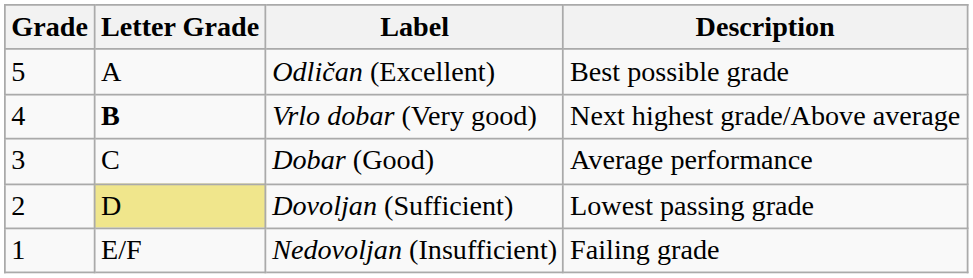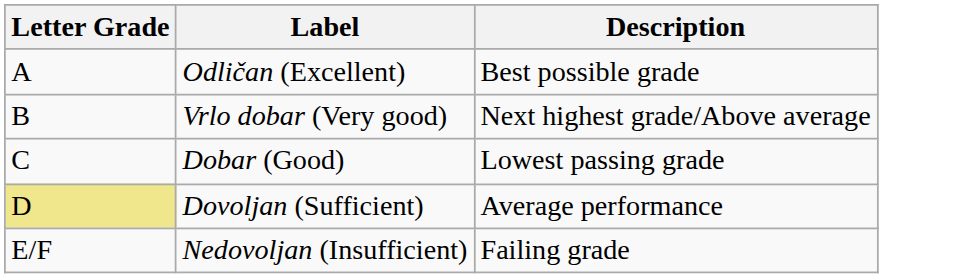- column: (50, 26)
(110, 116) bold -> (21, 116) normal
(691, 160) Average performance -> (602, 160) Lowest passing grade
(692, 205) Lowest passing grade -> (602, 205) Average performance
